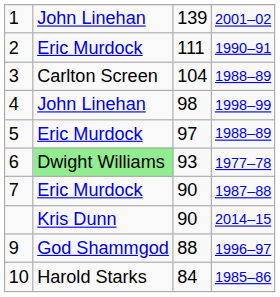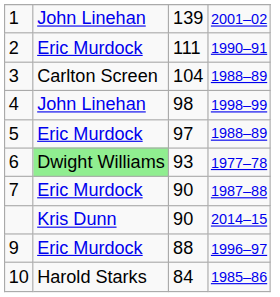(103, 248) God Shammgod -> (90, 248) Eric Murdock
